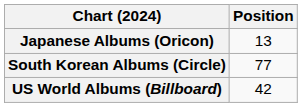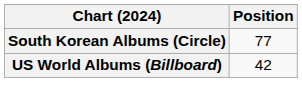- row: (117, 41)
